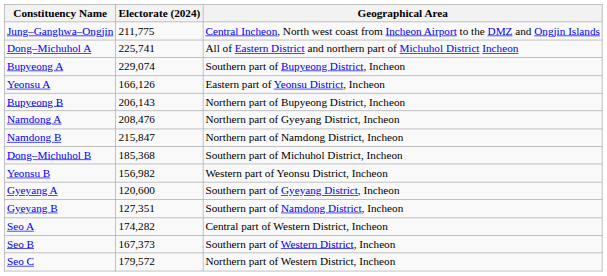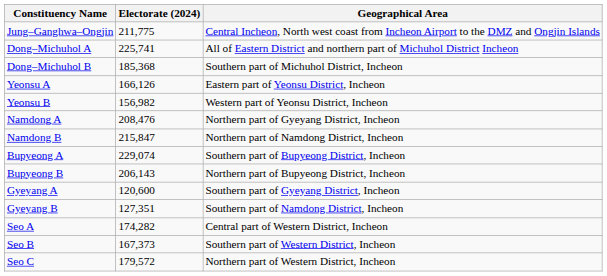rows swapped: (49, 155) <-> (35, 66)
rows swapped: (29, 173) <-> (35, 102)
